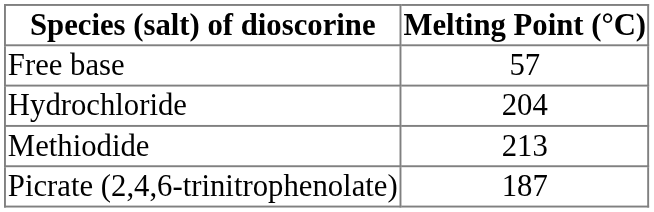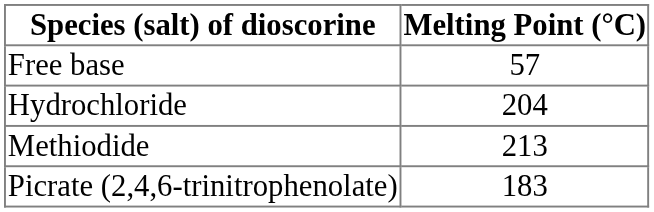(525, 185) 187 -> (525, 185) 183
